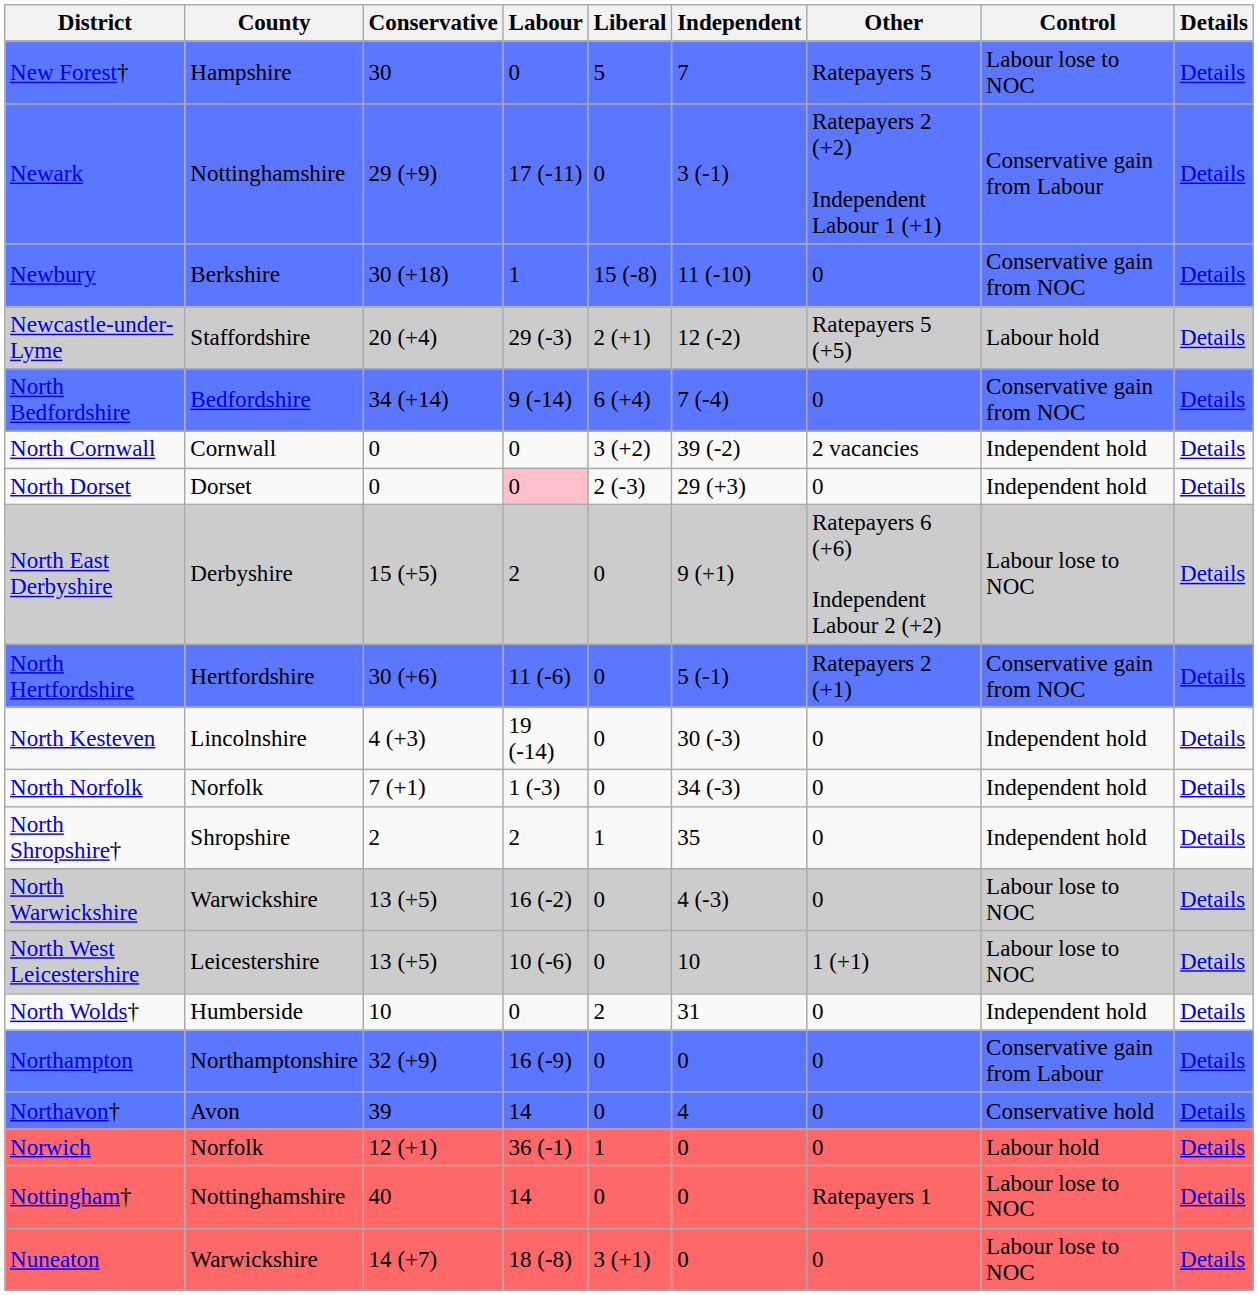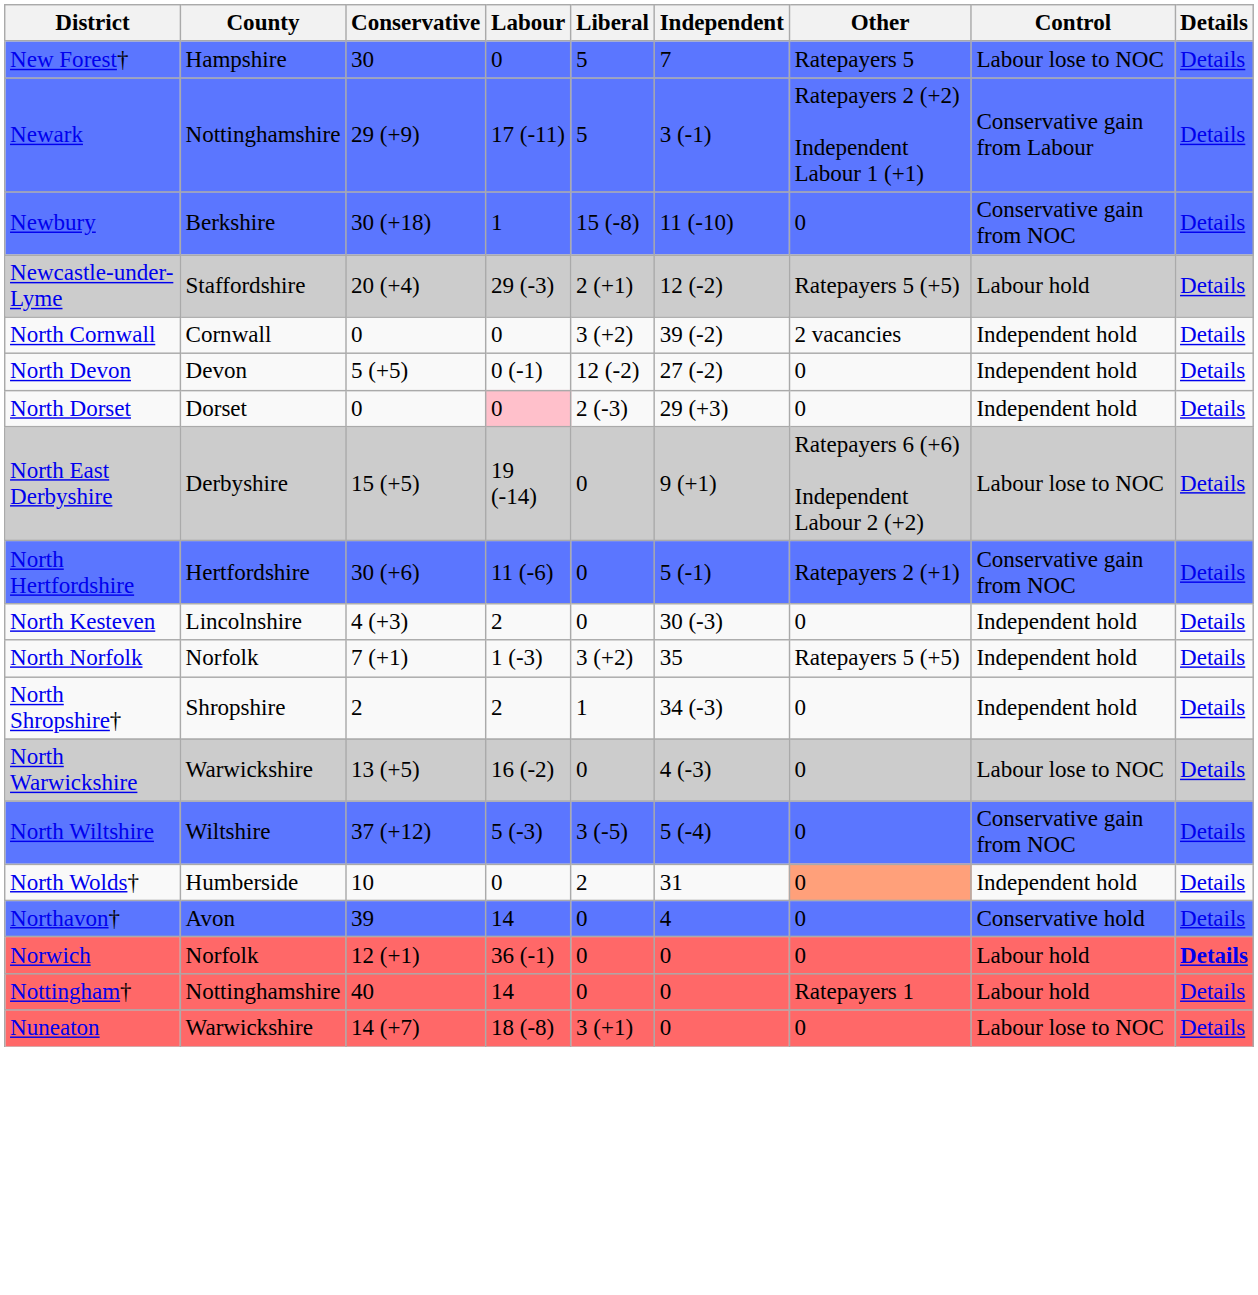(599, 173) 0 -> (582, 134) 5
- row: (70, 399)
+ row: (70, 371)
(514, 574) 2 -> (514, 483) 19 (-14)
(532, 738) 19 (-14) -> (497, 621) 2
(599, 787) 0 -> (605, 657) 3 (+2)
(709, 787) 34 (-3) -> (671, 657) 35
(818, 787) 0 -> (877, 657) Ratepayers 5 (+5)
(689, 837) 35 -> (691, 707) 34 (-3)
- row: (75, 962)
+ row: (82, 832)
(818, 1011) no background -> (800, 881) lightsalmon background
- row: (71, 1061)
(599, 1147) 1 -> (582, 954) 0
(1213, 1147) normal -> (1214, 954) bold
(1053, 1196) Labour lose to NOC -> (1033, 991) Labour hold
